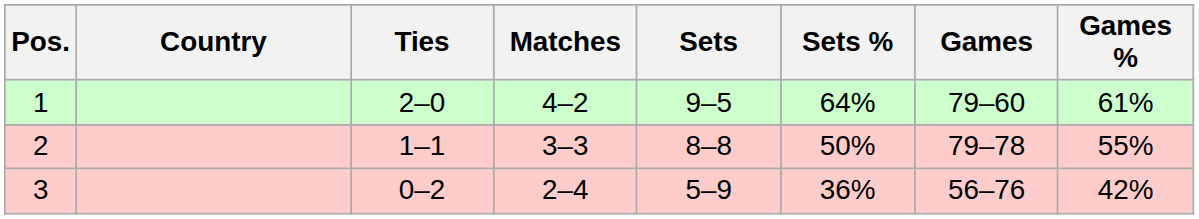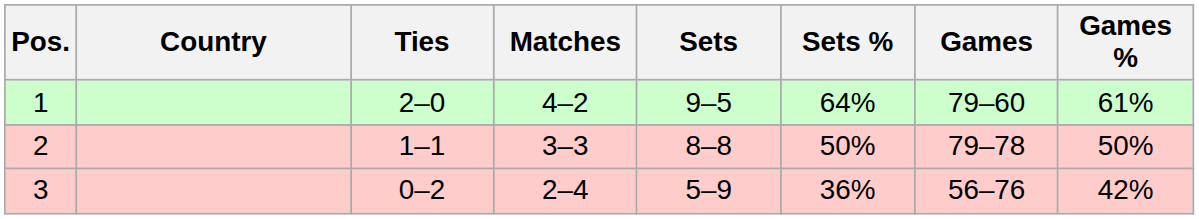(1126, 146) 55% -> (1126, 146) 50%
